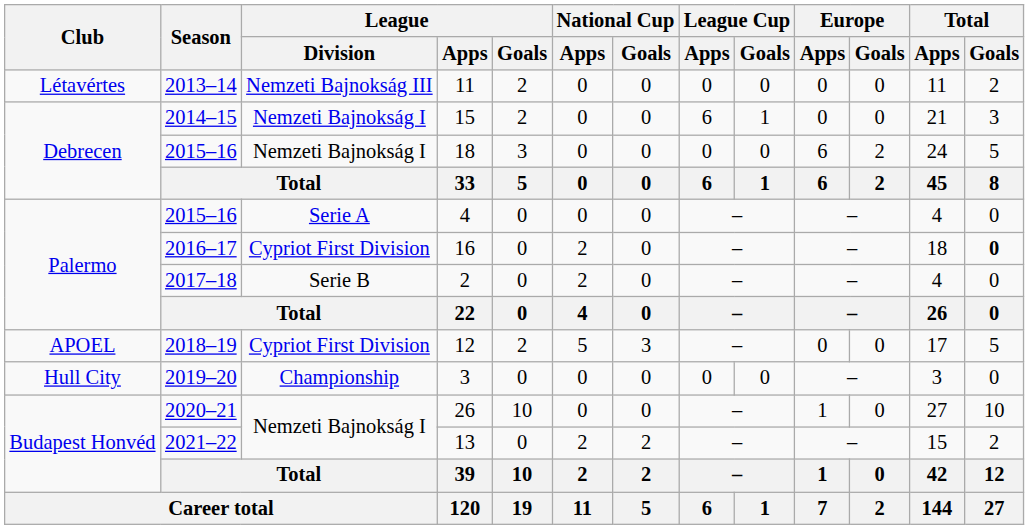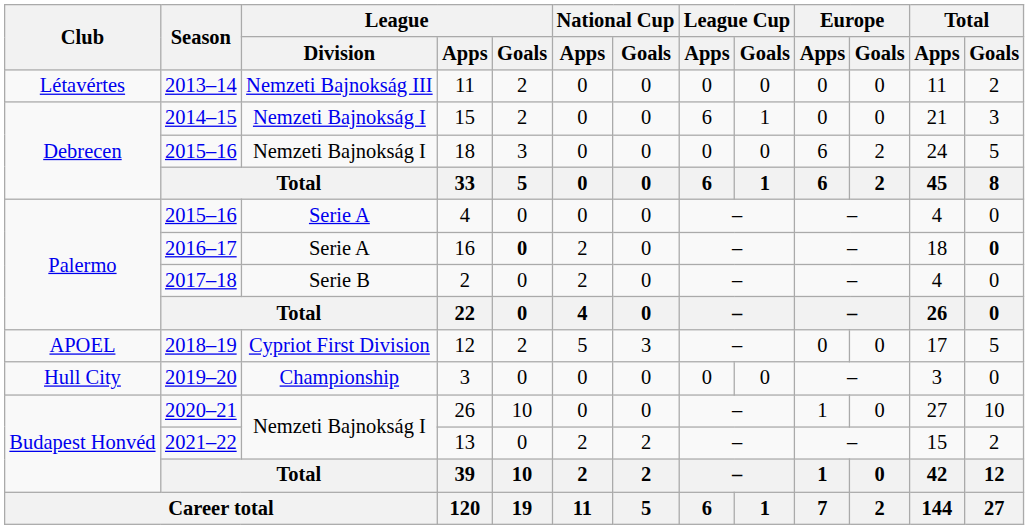(339, 248) Cypriot First Division -> (339, 248) Serie A
(522, 248) normal -> (522, 248) bold
